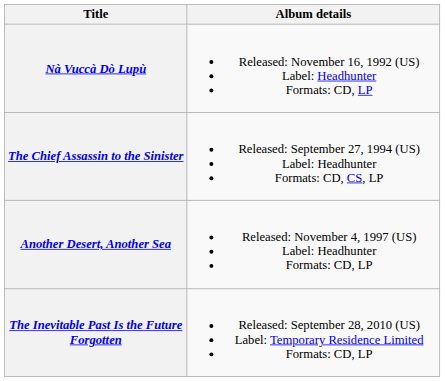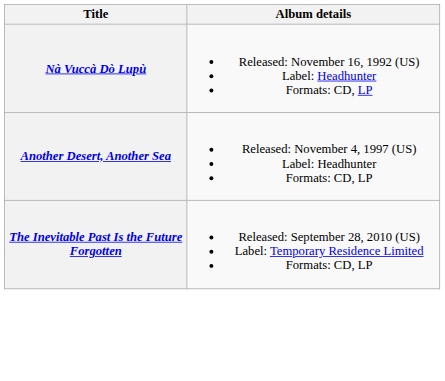- row: (96, 156)
